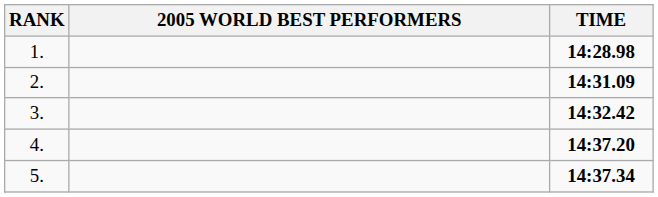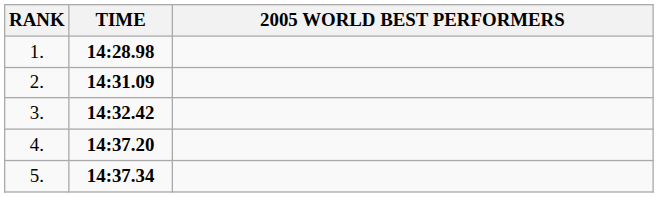columns swapped: (309, 20) <-> (601, 20)
